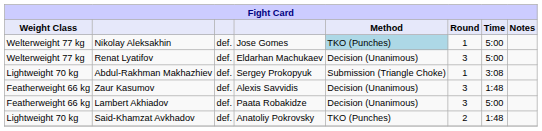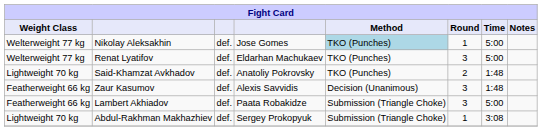(373, 57) Decision (Unanimous) -> (359, 57) TKO (Punches)
rows swapped: (145, 118) <-> (153, 73)
(373, 103) Decision (Unanimous) -> (387, 103) Submission (Triangle Choke)
